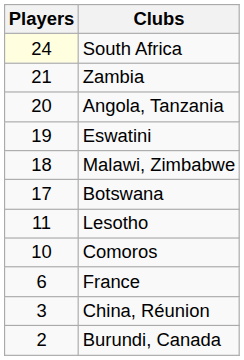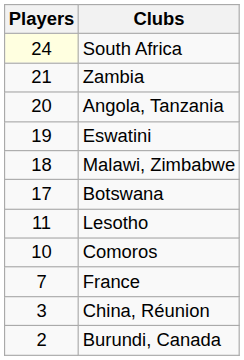(42, 281) 6 -> (42, 281) 7
